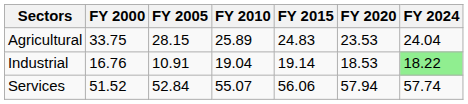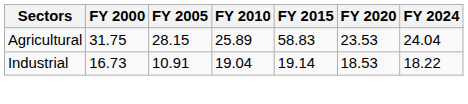(108, 39) 33.75 -> (108, 39) 31.75
(296, 39) 24.83 -> (296, 39) 58.83
(108, 63) 16.76 -> (108, 63) 16.73
(422, 63) lightgreen background -> (422, 63) no background
- row: (36, 87)
